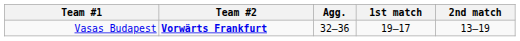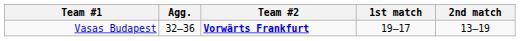columns swapped: (335, 12) <-> (236, 12)
